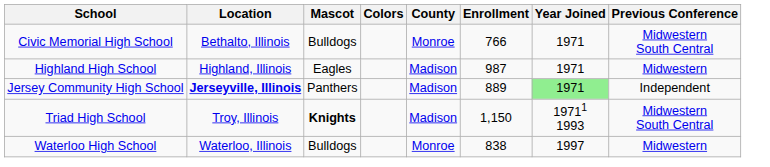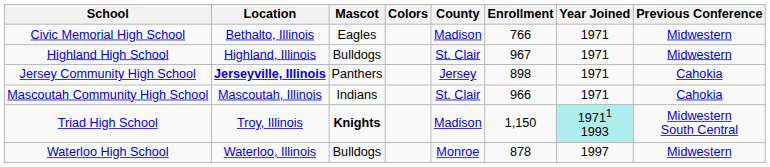(332, 41) Bulldogs -> (357, 34) Eagles
(433, 41) Monroe -> (458, 34) Madison
(675, 41) Midwestern South Central -> (699, 34) Midwestern
(332, 68) Eagles -> (357, 54) Bulldogs
(433, 68) Madison -> (458, 54) St. Clair
(496, 68) 987 -> (521, 54) 967
(433, 88) Madison -> (458, 74) Jersey
(496, 88) 889 -> (521, 74) 898
(570, 88) lightgreen background -> (595, 74) no background
(675, 88) Independent -> (699, 74) Cahokia
+ row: (108, 94)
(570, 117) no background -> (595, 123) paleturquoise background
(496, 146) 838 -> (521, 152) 878
